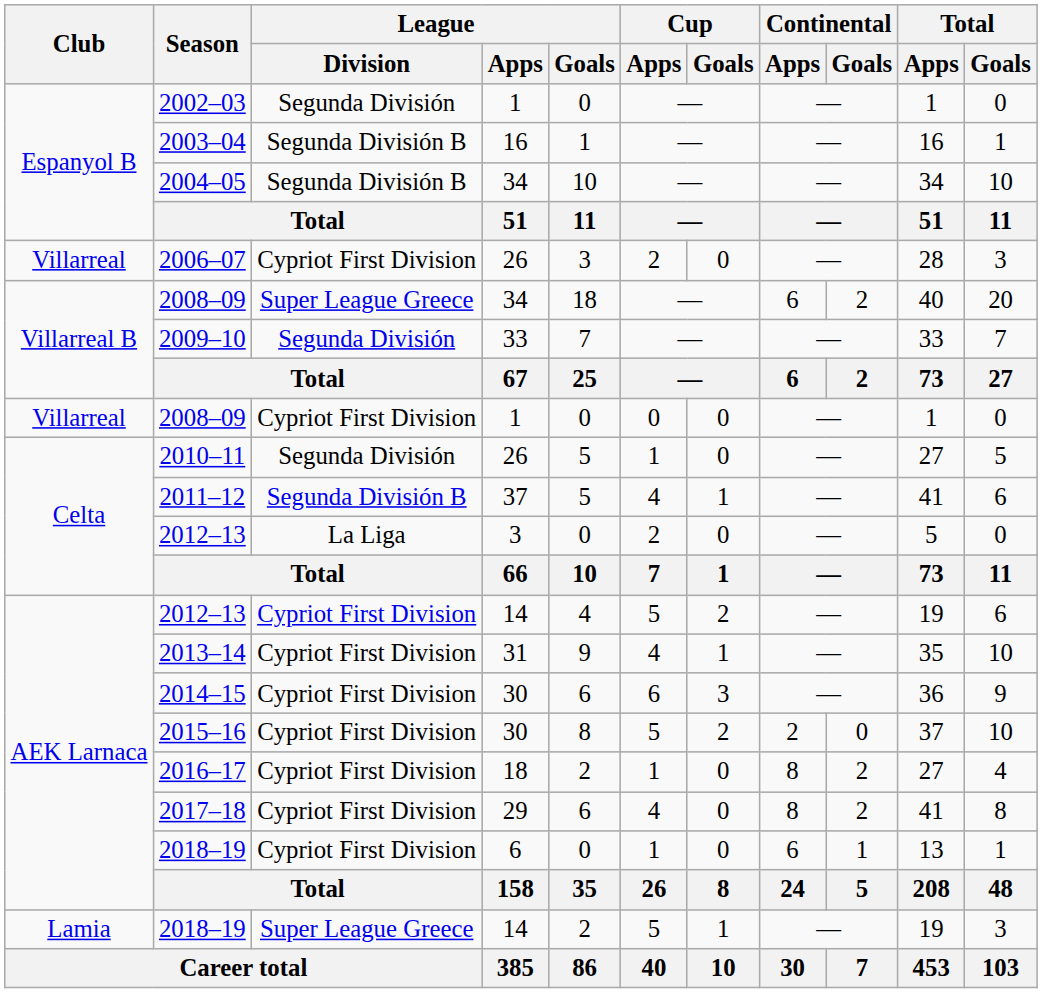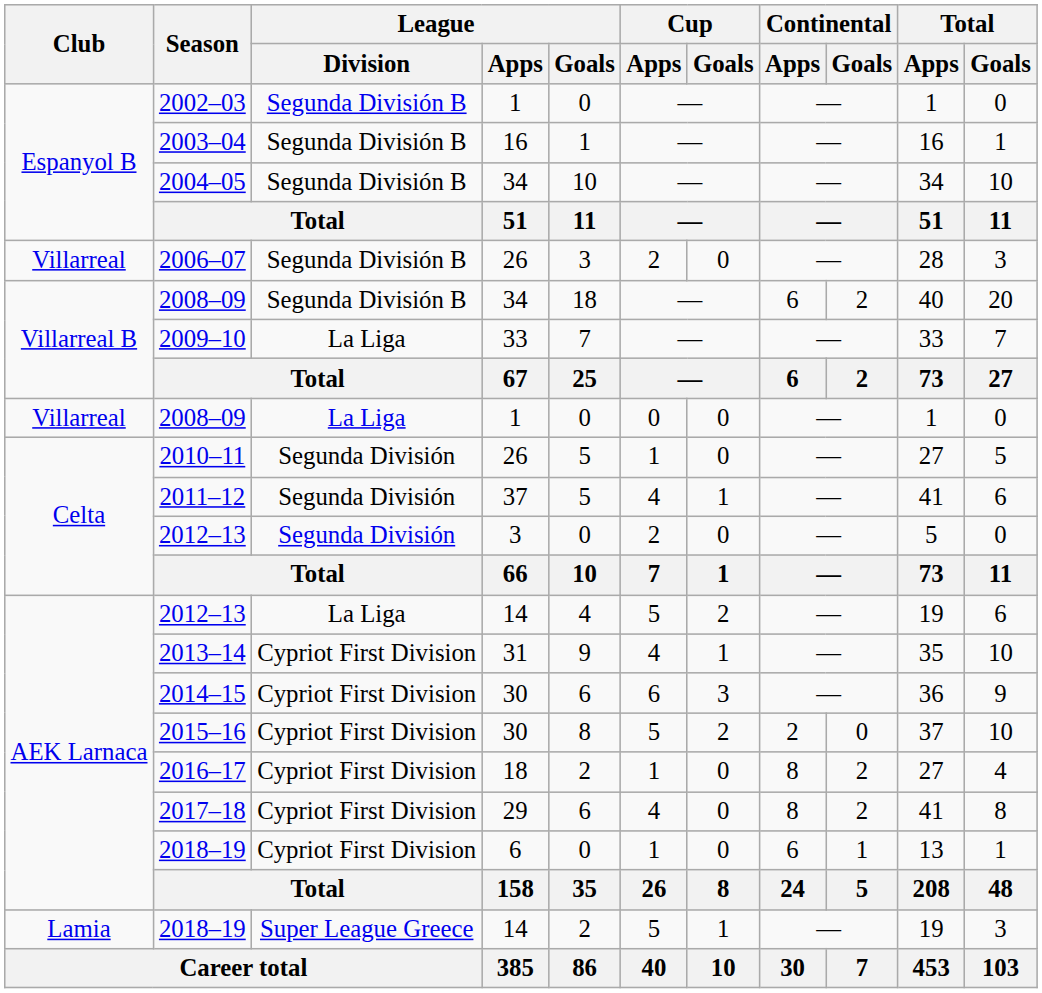(367, 102) Segunda División -> (367, 102) Segunda División B
(367, 260) Cypriot First Division -> (367, 260) Segunda División B
(367, 299) Super League Greece -> (367, 299) Segunda División B
(367, 338) Segunda División -> (367, 338) La Liga
(367, 417) Cypriot First Division -> (367, 417) La Liga
(367, 496) Segunda División B -> (367, 496) Segunda División
(367, 535) La Liga -> (367, 535) Segunda División
(367, 614) Cypriot First Division -> (367, 614) La Liga
